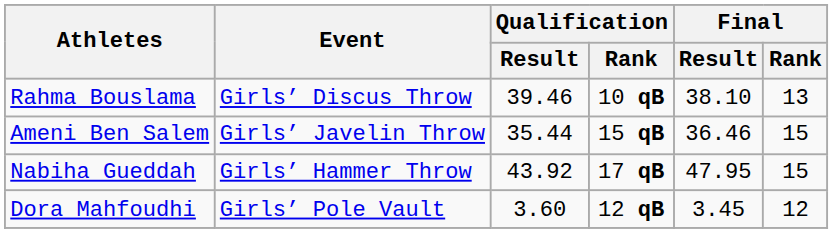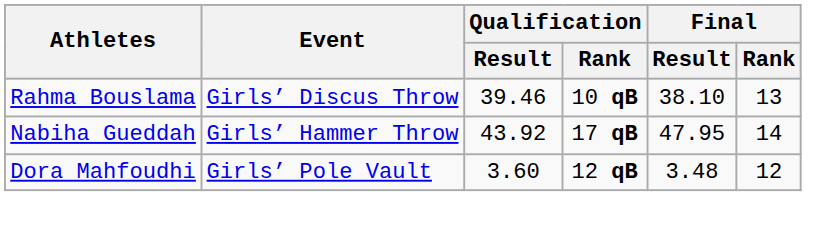- row: (110, 135)
(795, 172) 15 -> (769, 135) 14
(718, 209) 3.45 -> (692, 172) 3.48
